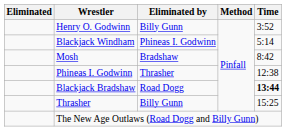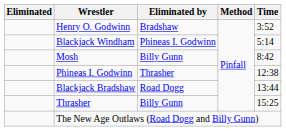(161, 27) Billy Gunn -> (159, 27) Bradshaw
(159, 57) Bradshaw -> (161, 57) Billy Gunn
(268, 88) bold -> (268, 88) normal
